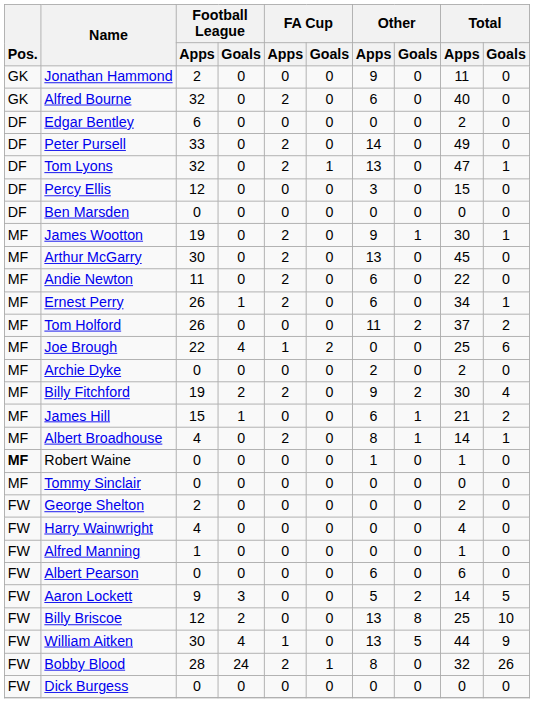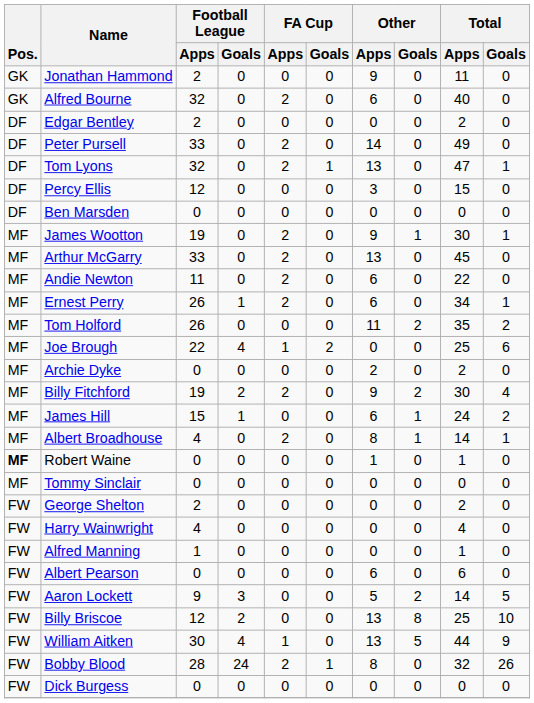(197, 122) 6 -> (197, 122) 2
(197, 257) 30 -> (197, 257) 33
(462, 325) 37 -> (462, 325) 35
(462, 415) 21 -> (462, 415) 24
